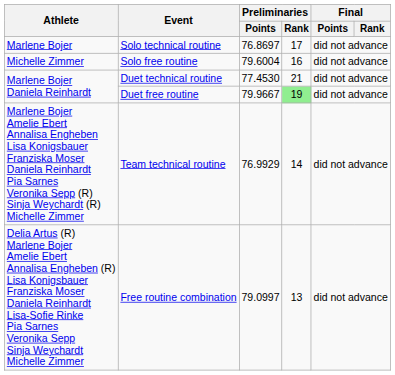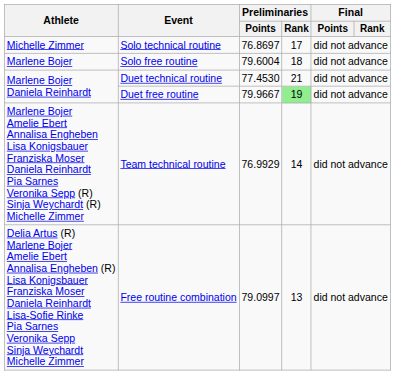(40, 45) Marlene Bojer -> (45, 45) Michelle Zimmer
(45, 62) Michelle Zimmer -> (40, 62) Marlene Bojer
(297, 62) 16 -> (297, 62) 18
